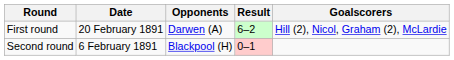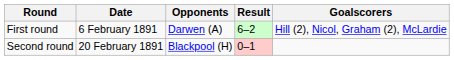(121, 30) 20 February 1891 -> (118, 30) 6 February 1891
(118, 47) 6 February 1891 -> (121, 47) 20 February 1891
